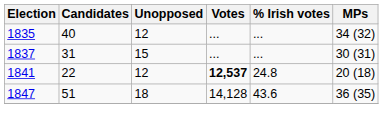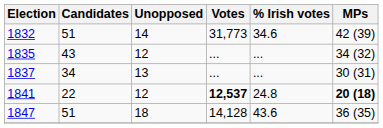+ row: (21, 34)
(69, 34) 40 -> (69, 53) 43
(69, 53) 31 -> (69, 73) 34
(142, 53) 15 -> (142, 73) 13
(355, 73) normal -> (355, 93) bold
